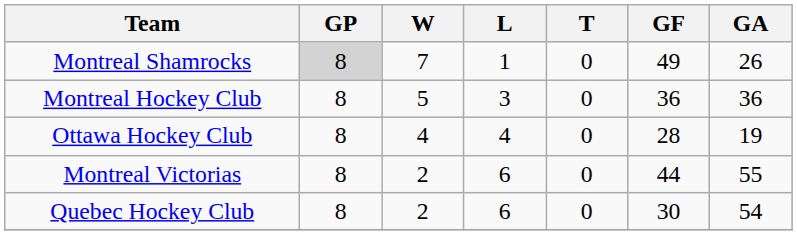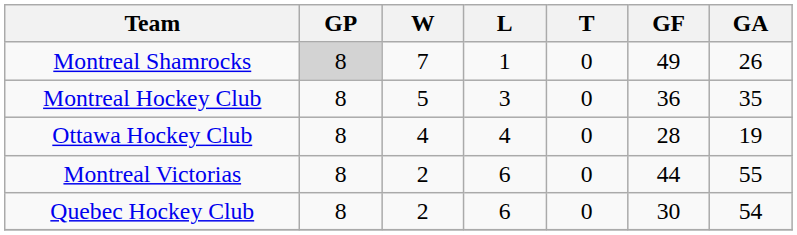(751, 98) 36 -> (751, 98) 35
